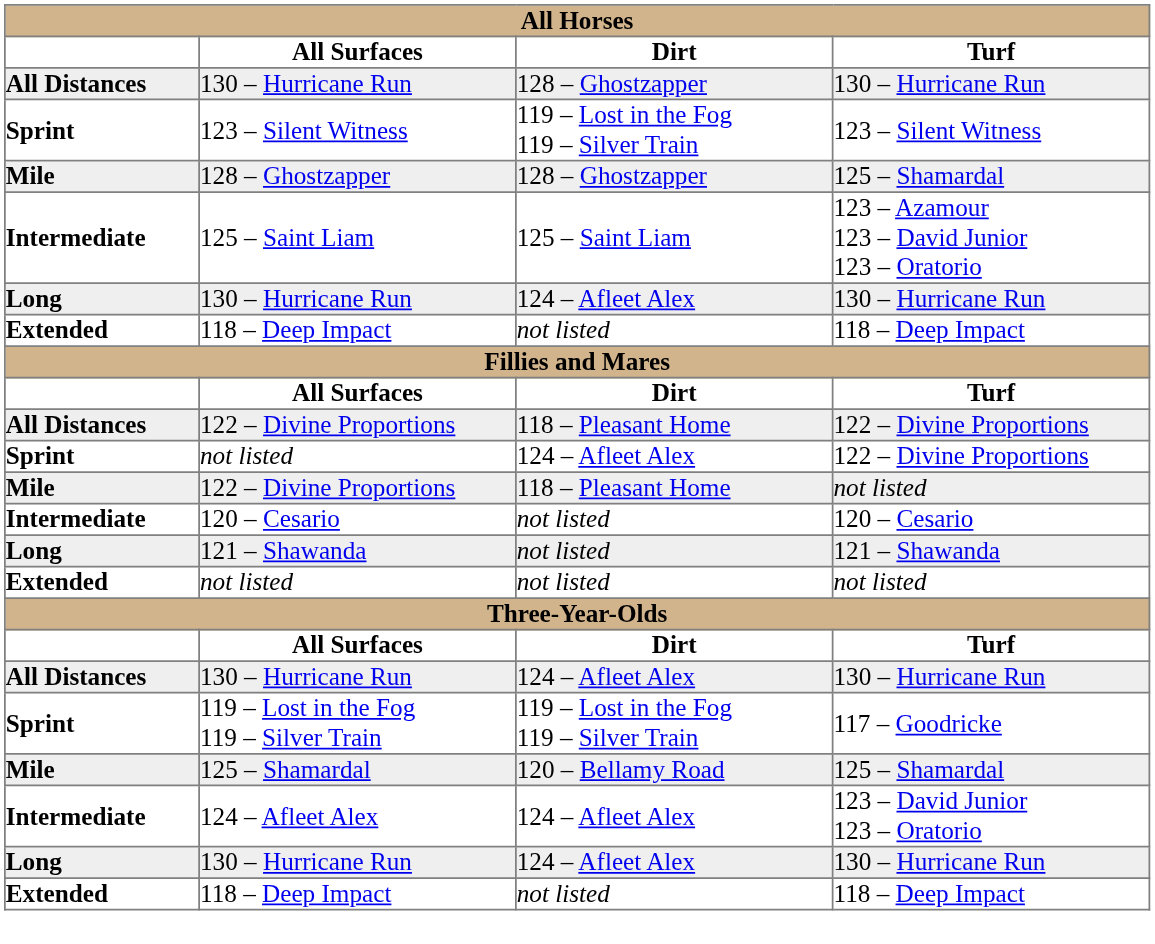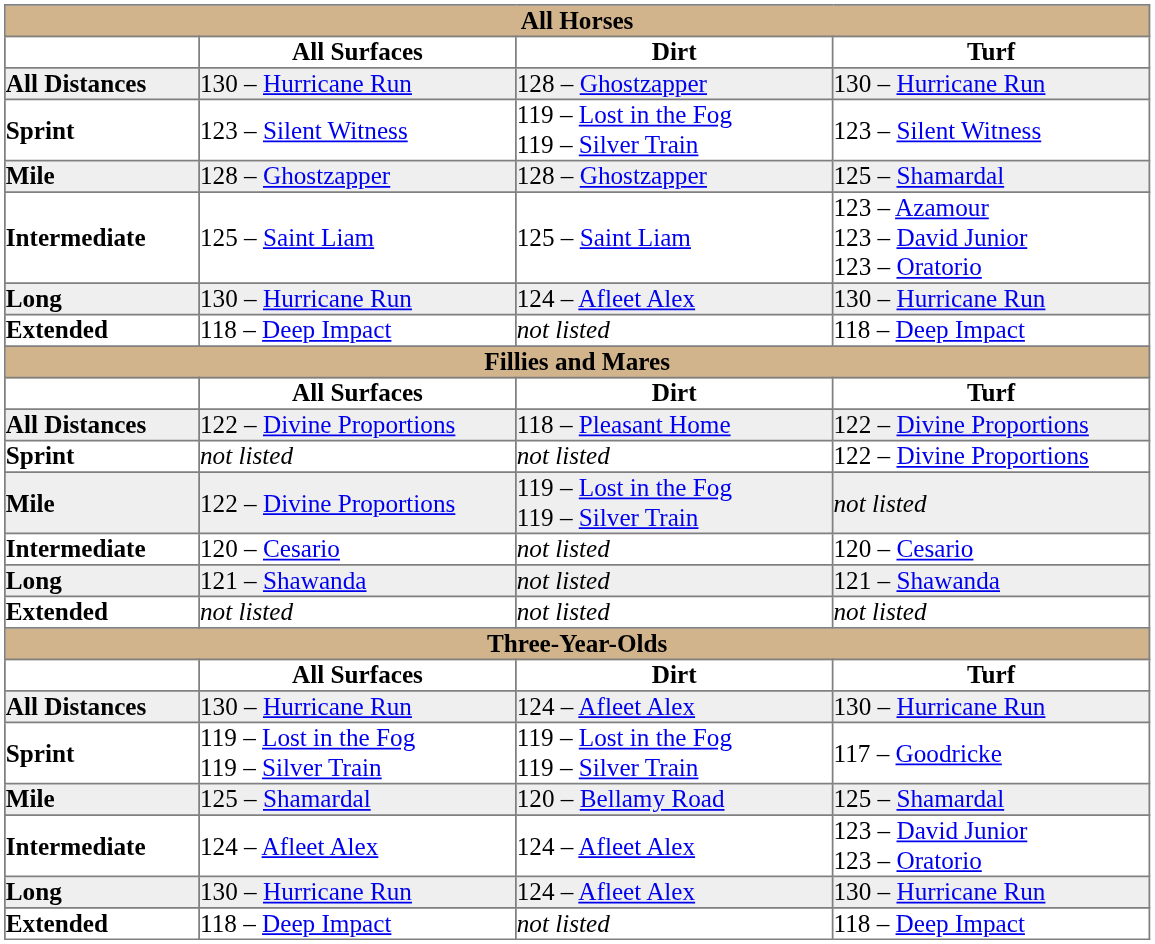(606, 456) 124 – Afleet Alex -> (563, 456) not listed
(624, 487) 118 – Pleasant Home -> (624, 502) 119 – Lost in the Fog 119 – Silver Train
